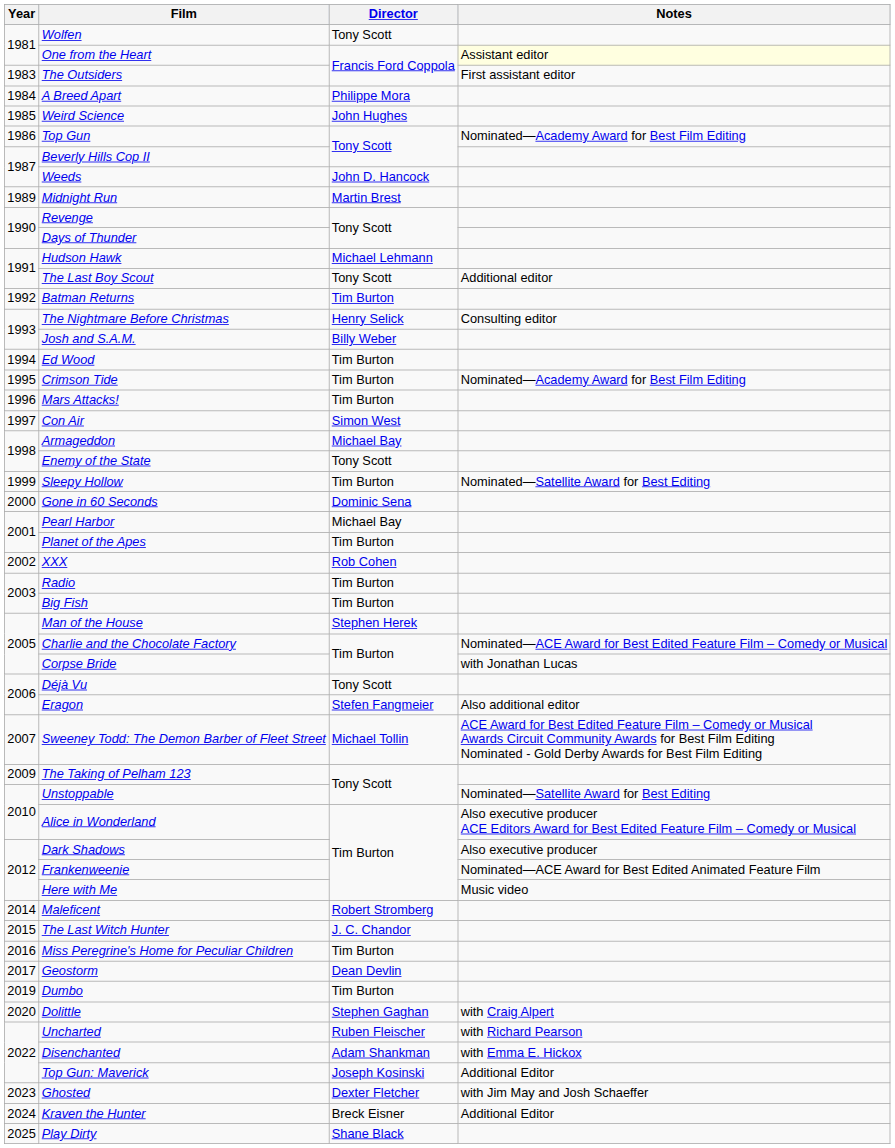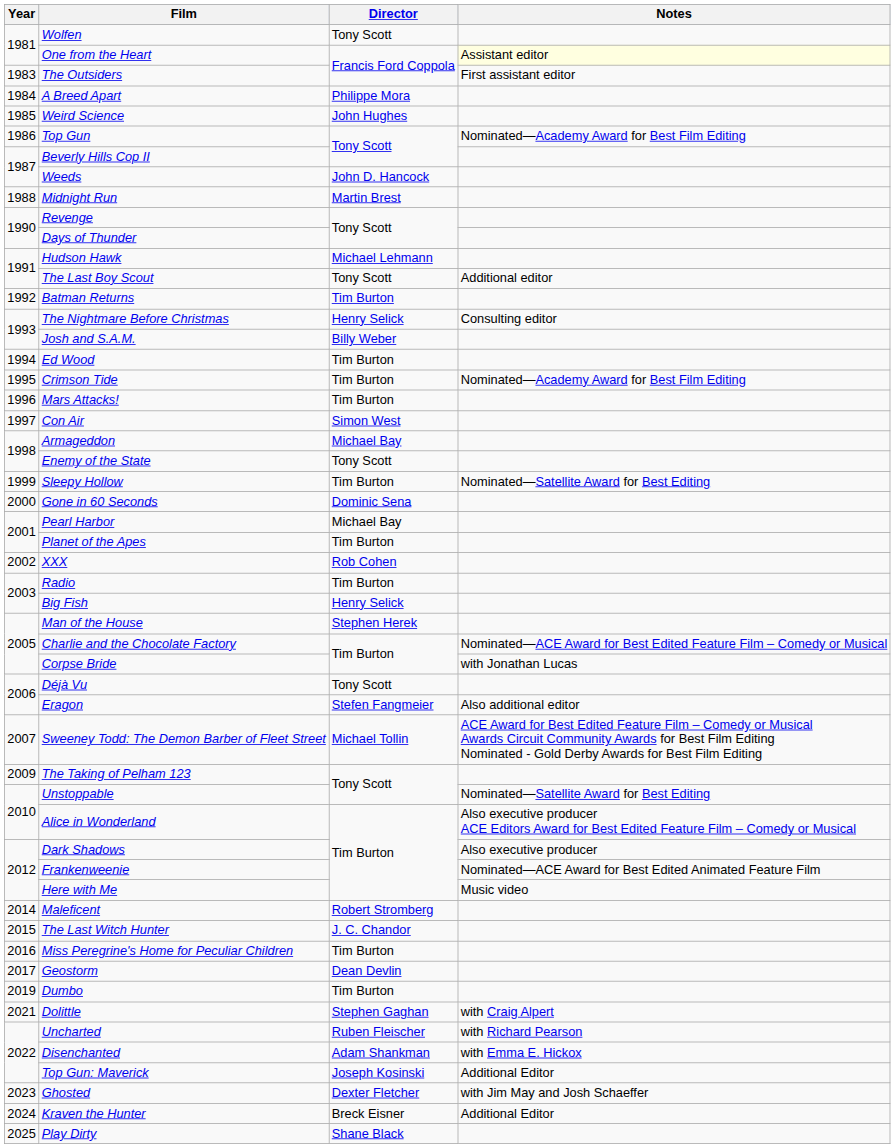(22, 197) 1989 -> (22, 197) 1988
(363, 603) Tim Burton -> (368, 603) Henry Selick
(22, 1011) 2020 -> (22, 1011) 2021
